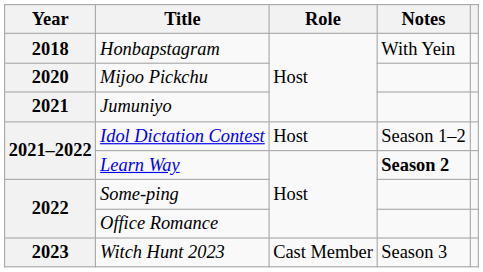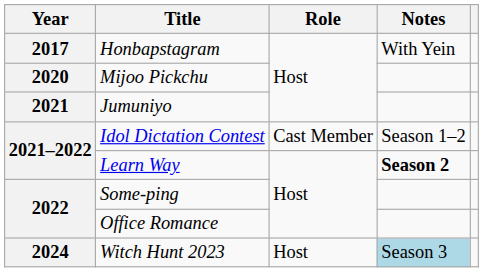(50, 48) 2018 -> (50, 48) 2017
(291, 135) Host -> (323, 135) Cast Member
(50, 252) 2023 -> (50, 252) 2024
(323, 252) Cast Member -> (291, 252) Host
(414, 252) no background -> (414, 252) lightblue background
